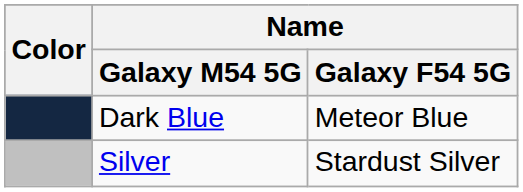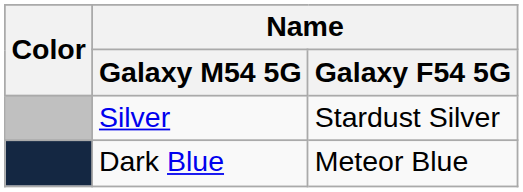rows swapped: (161, 117) <-> (135, 162)
